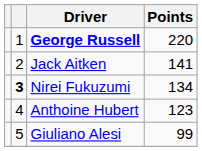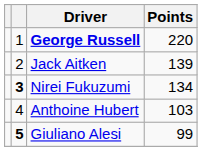(181, 63) 141 -> (181, 63) 139
(181, 110) 123 -> (181, 110) 103
(19, 134) normal -> (19, 134) bold
